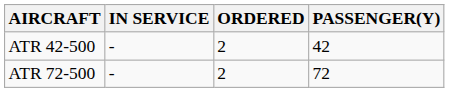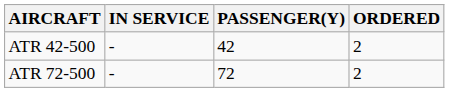columns swapped: (261, 18) <-> (376, 18)
